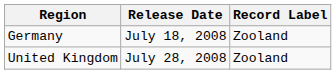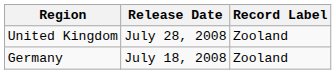rows swapped: (35, 37) <-> (63, 58)
